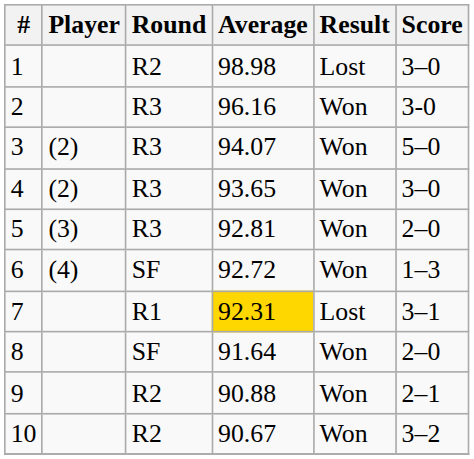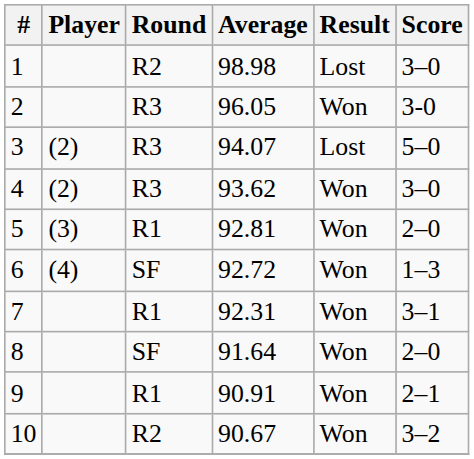(247, 106) 96.16 -> (247, 106) 96.05
(344, 147) Won -> (343, 147) Lost
(247, 188) 93.65 -> (247, 188) 93.62
(147, 229) R3 -> (147, 229) R1
(247, 310) gold background -> (247, 310) no background
(343, 310) Lost -> (344, 310) Won
(147, 392) R2 -> (147, 392) R1
(247, 392) 90.88 -> (247, 392) 90.91
